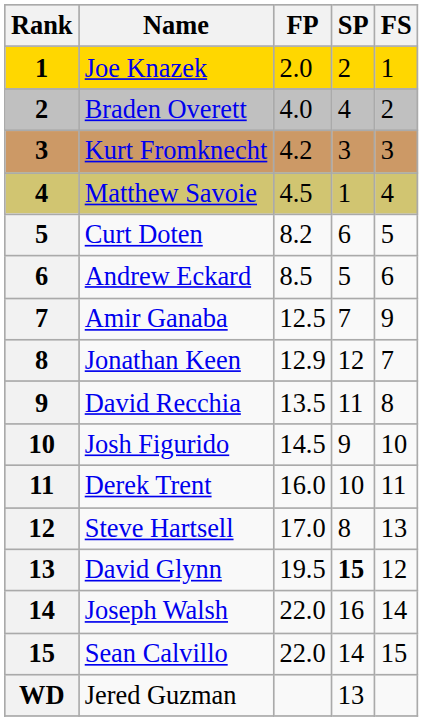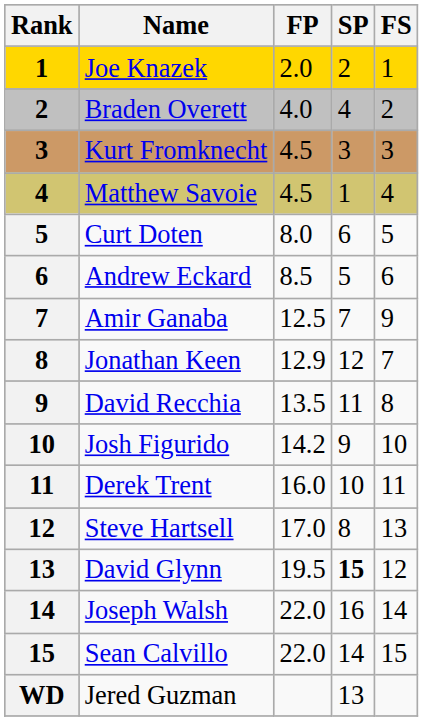(296, 151) 4.2 -> (296, 151) 4.5
(296, 234) 8.2 -> (296, 234) 8.0
(303, 444) 14.5 -> (303, 444) 14.2
